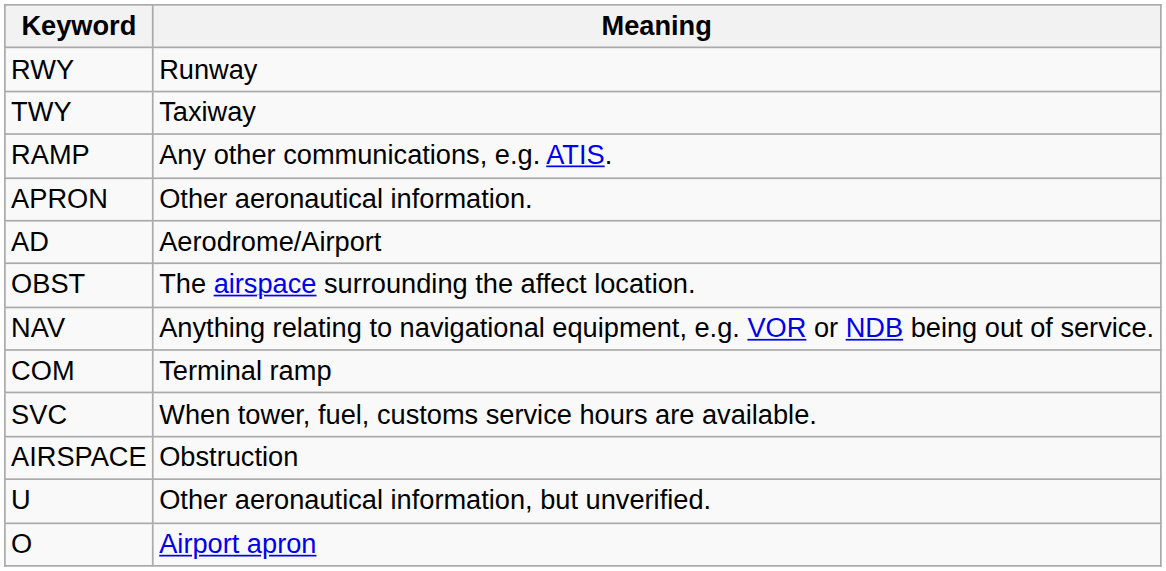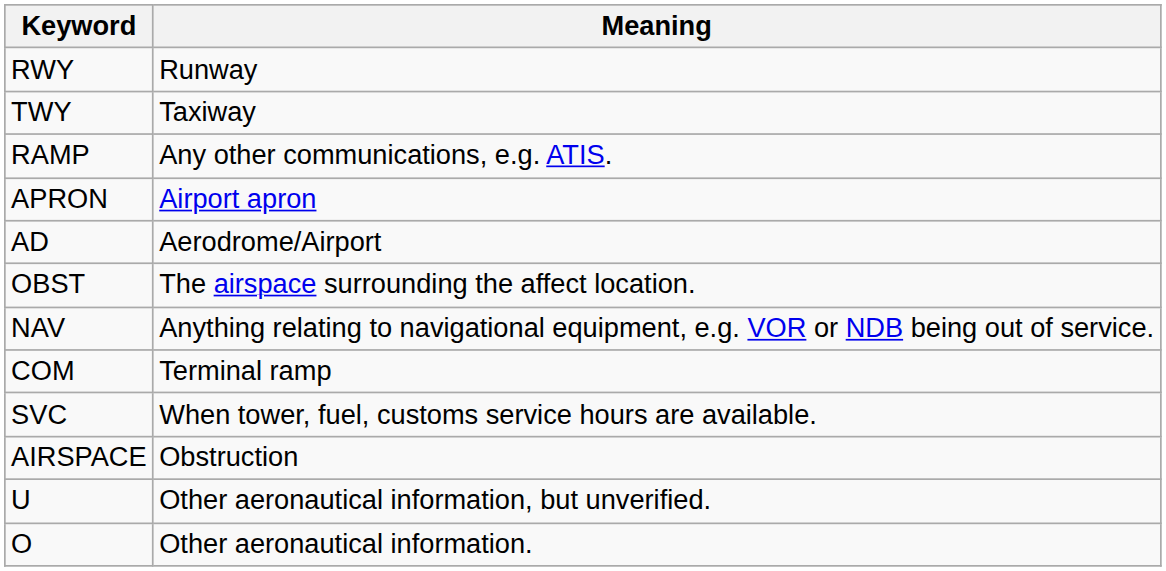(346, 198) Other aeronautical information. -> (238, 198) Airport apron
(238, 543) Airport apron -> (346, 543) Other aeronautical information.
